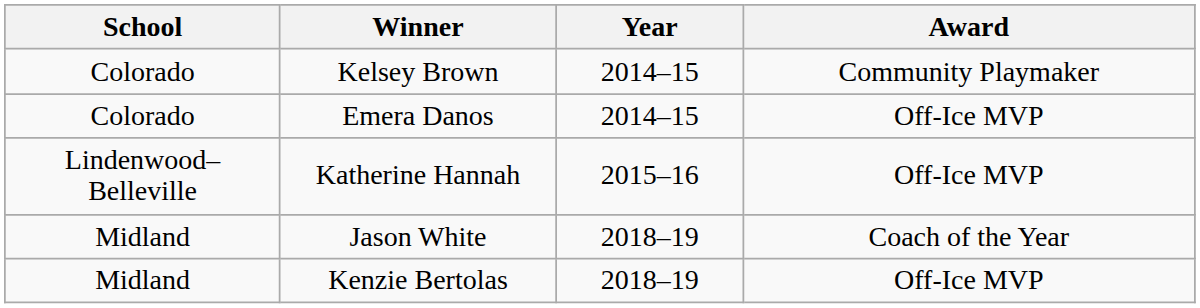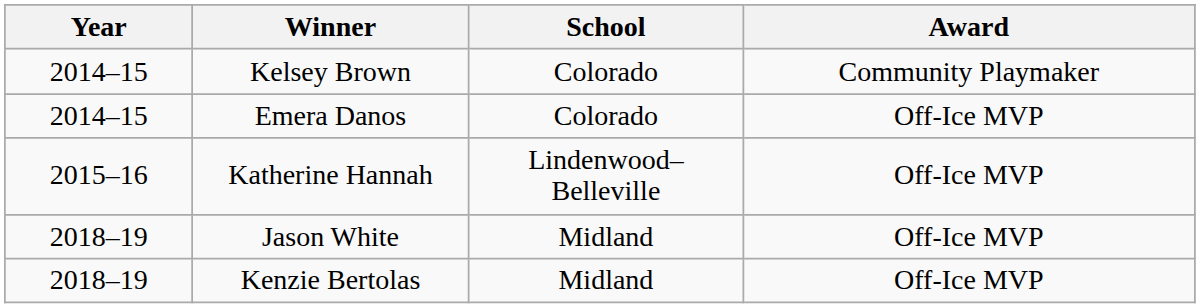columns swapped: (650, 26) <-> (143, 26)
(969, 235) Coach of the Year -> (969, 235) Off-Ice MVP
